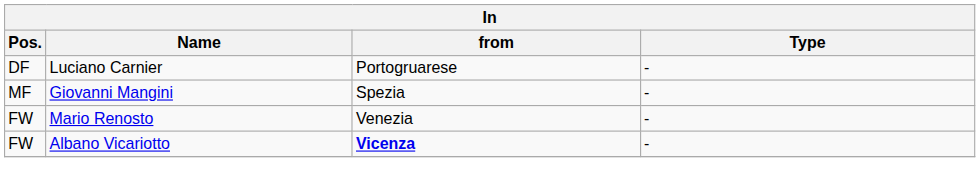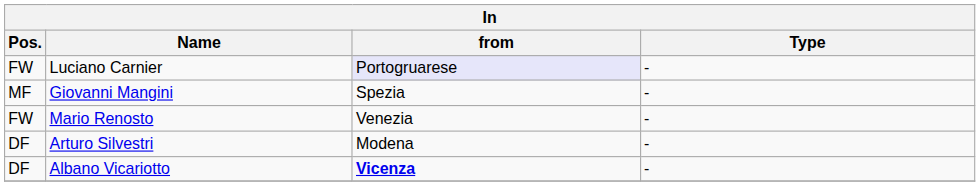(19, 68) DF -> (21, 68) FW
(407, 68) no background -> (407, 68) lavender background
+ row: (101, 144)
(21, 144) FW -> (19, 169) DF
